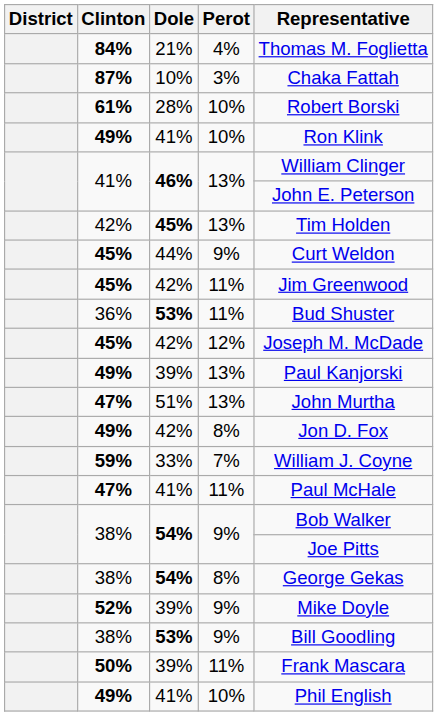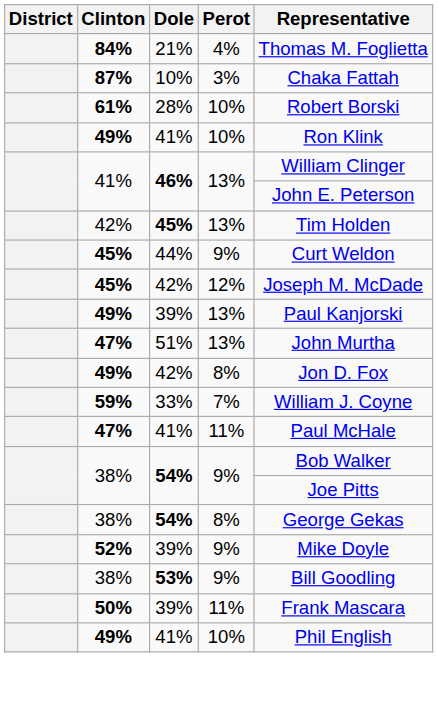- row: (113, 284)
- row: (113, 313)
